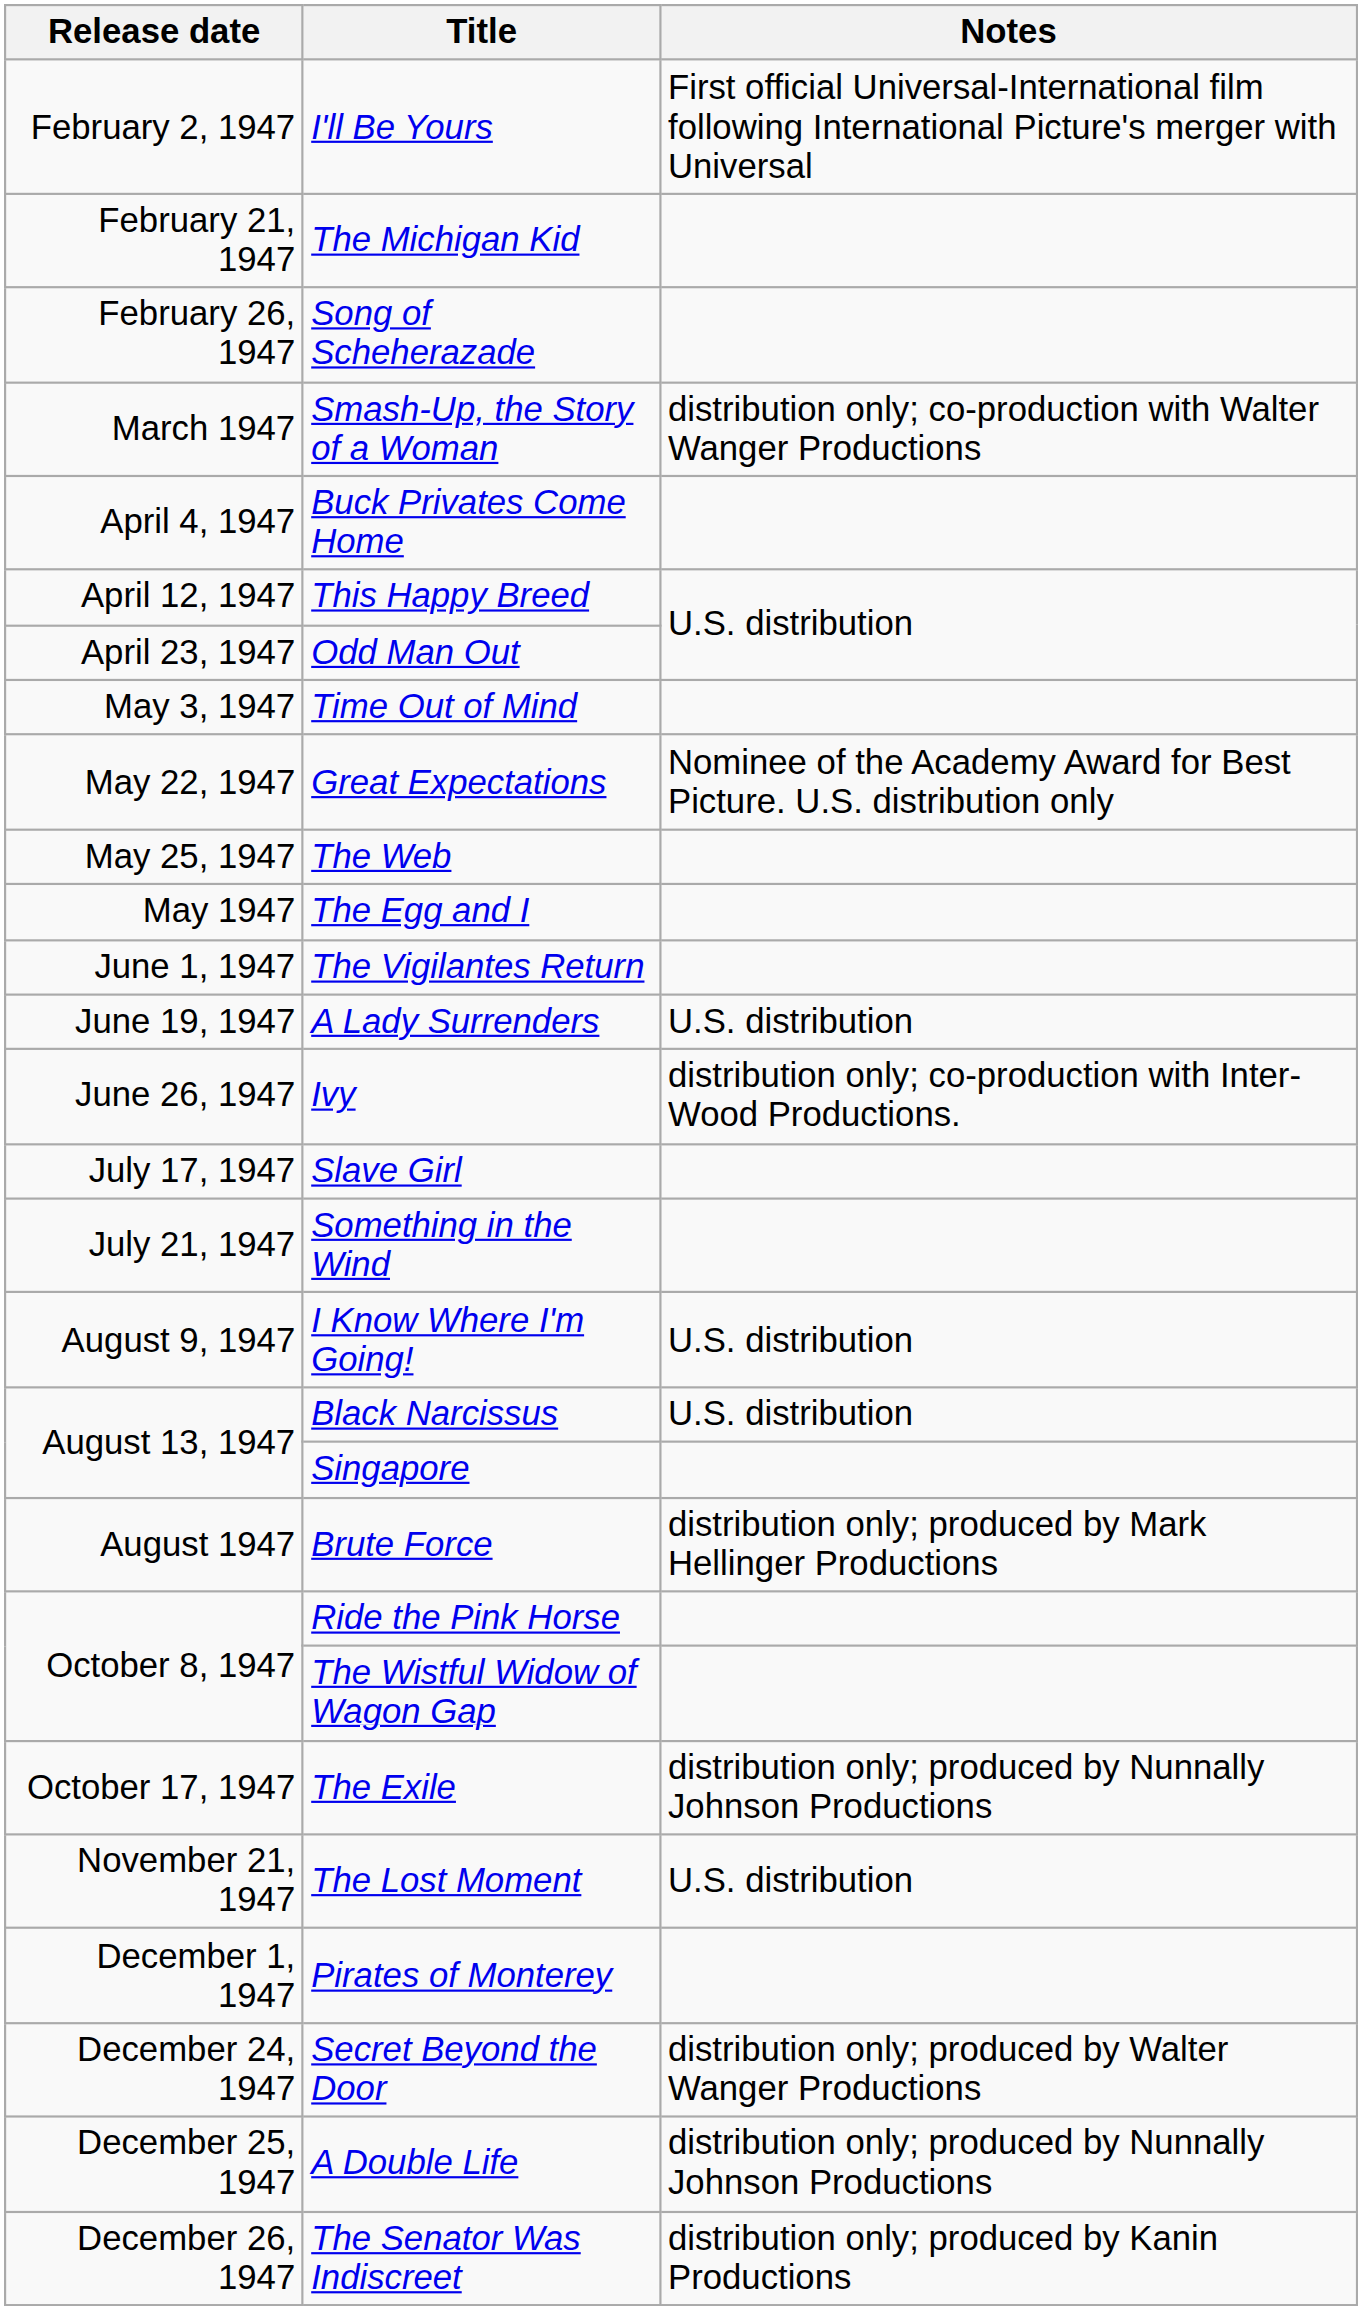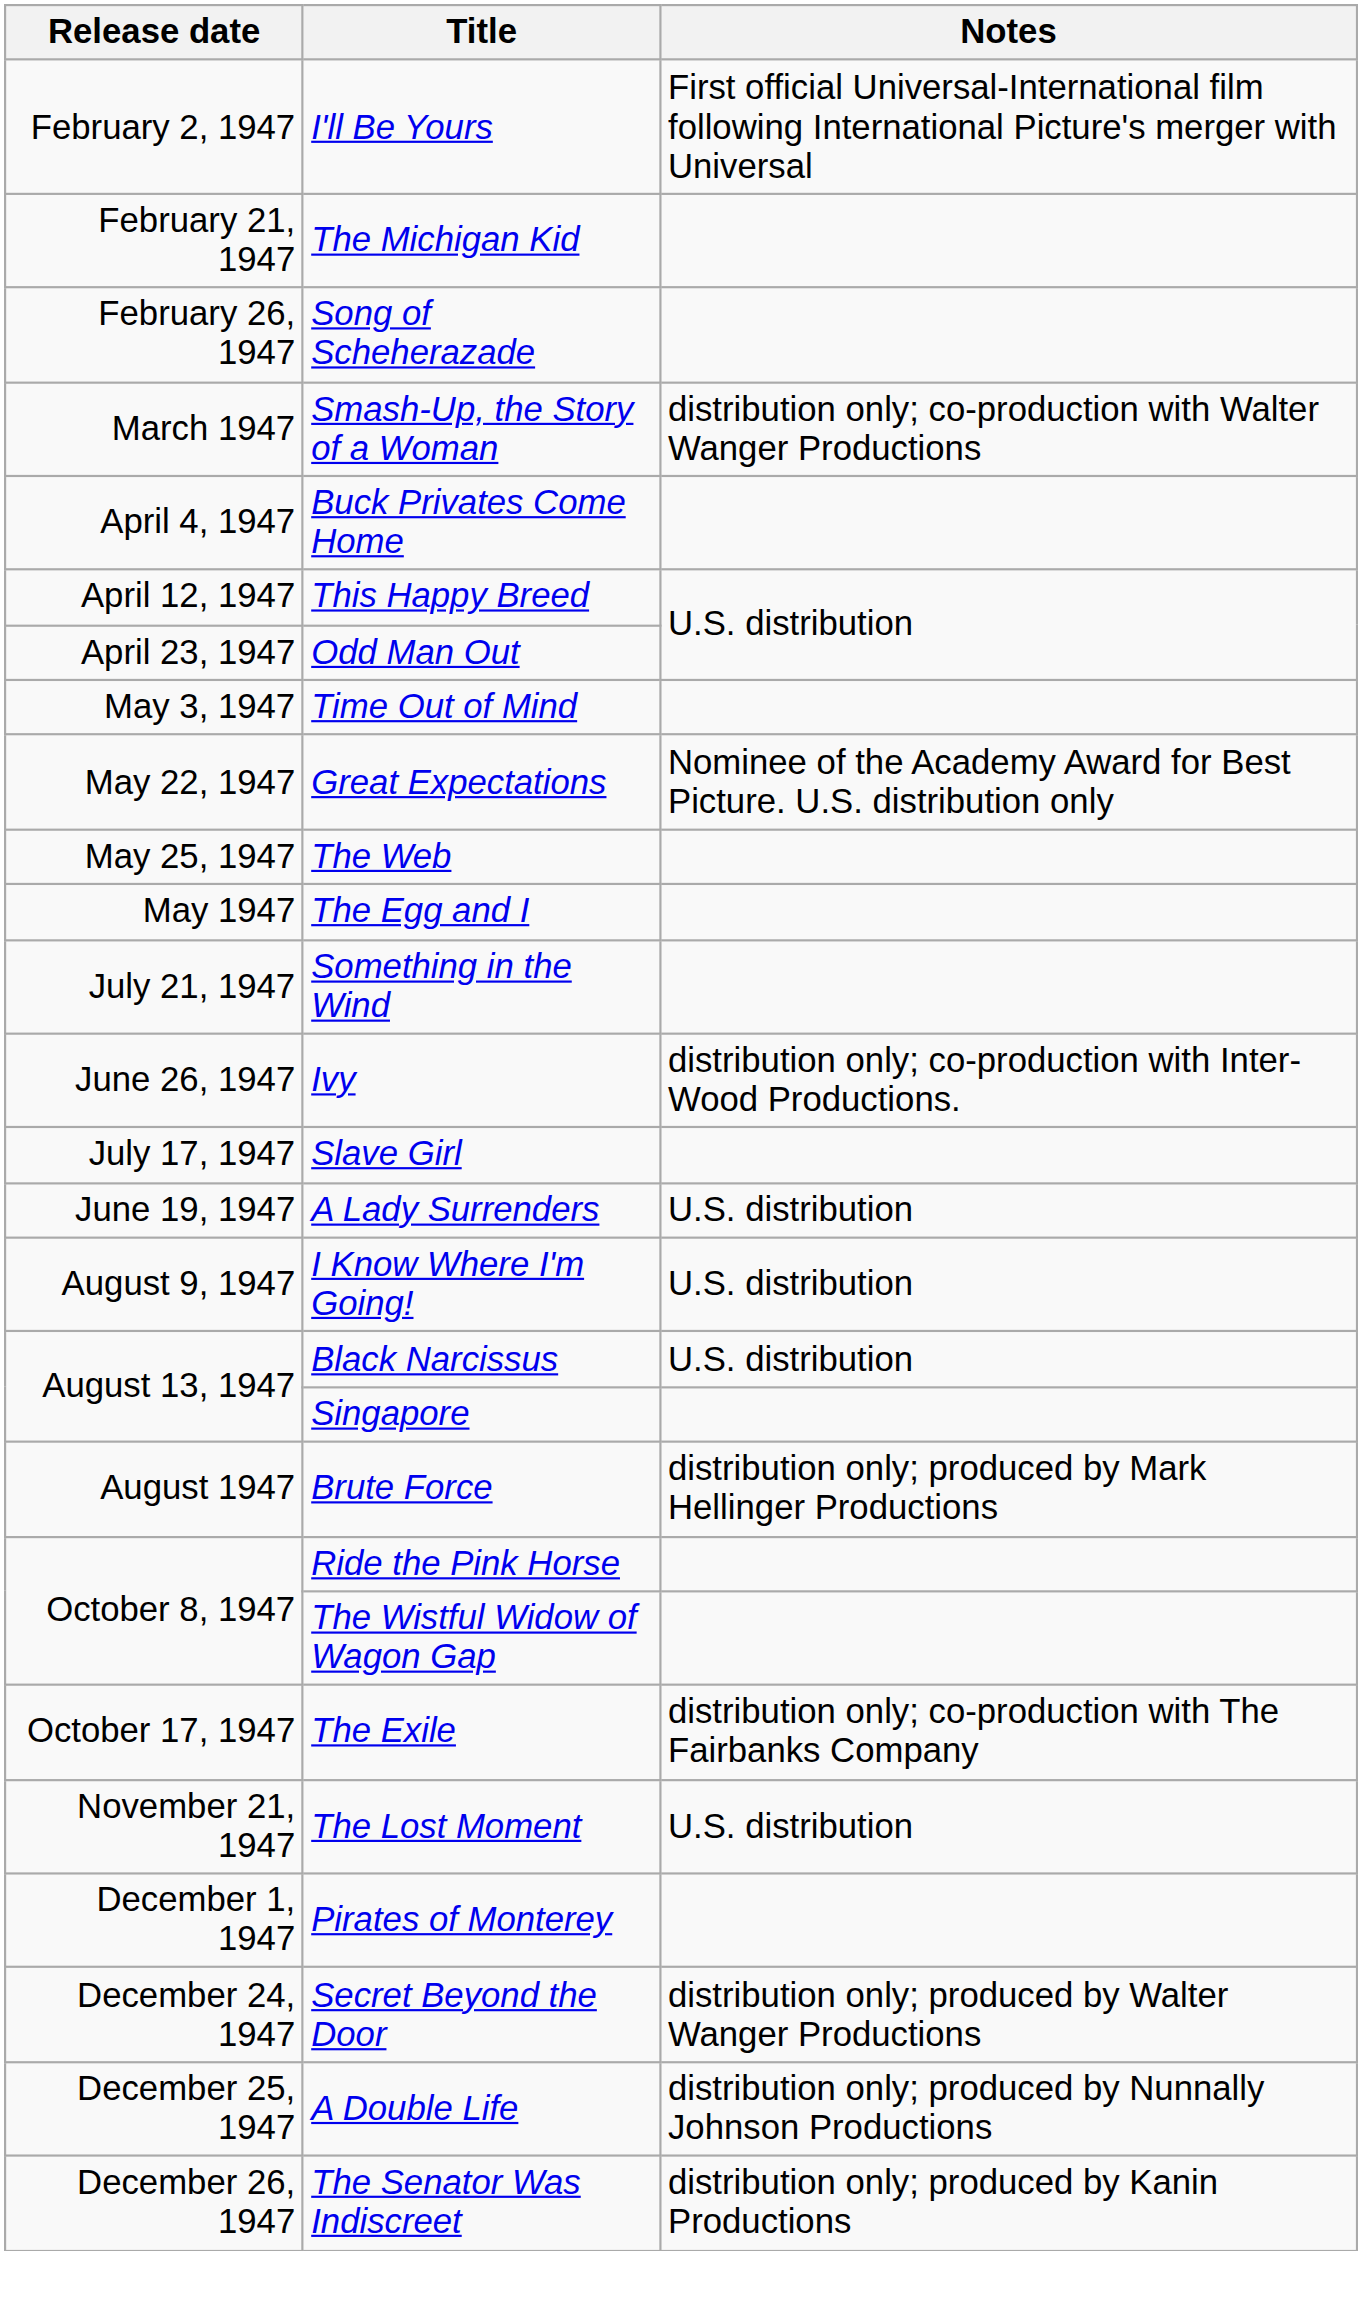- row: (478, 966)
rows swapped: (455, 1021) <-> (441, 1245)
(966, 1786) distribution only; produced by Nunnally Johnson Productions -> (974, 1731) distribution only; co-production with The Fairbanks Company
